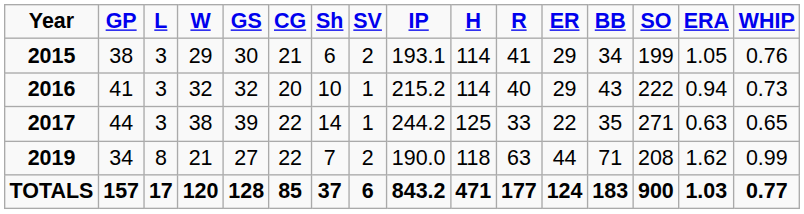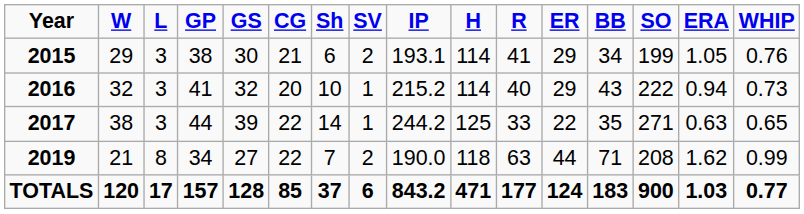columns swapped: (201, 21) <-> (121, 21)
